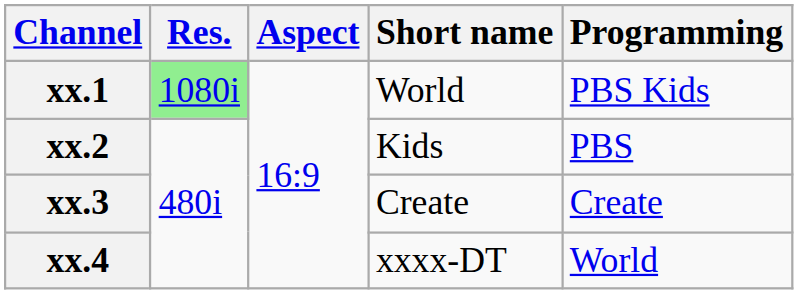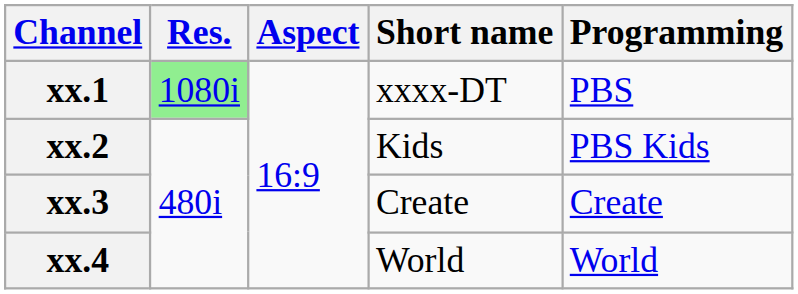(420, 89) World -> (441, 89) xxxx-DT
(640, 89) PBS Kids -> (602, 89) PBS
(602, 145) PBS -> (640, 145) PBS Kids
(441, 259) xxxx-DT -> (420, 259) World
